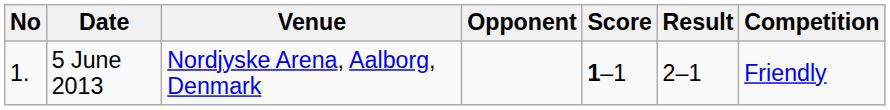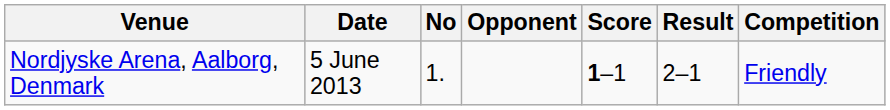columns swapped: (26, 22) <-> (312, 22)
